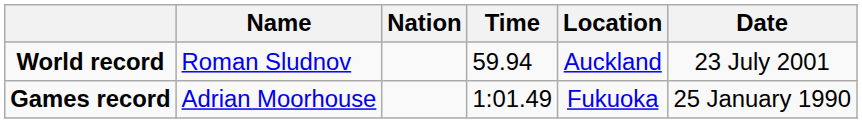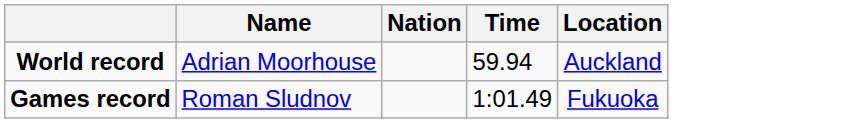- column: (762, 23)
(266, 61) Roman Sludnov -> (279, 61) Adrian Moorhouse
(279, 99) Adrian Moorhouse -> (266, 99) Roman Sludnov
